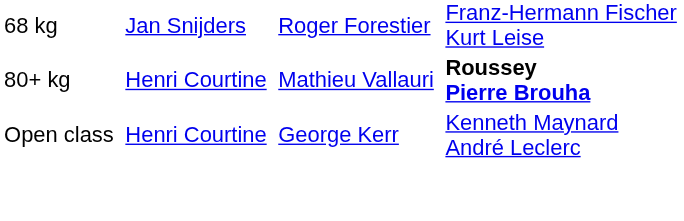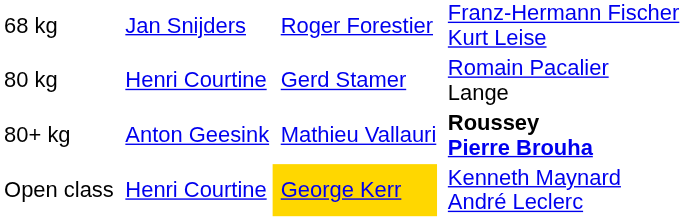+ row: (31, 80)
(193, 80) Henri Courtine -> (194, 135) Anton Geesink
(336, 135) no background -> (338, 189) gold background
